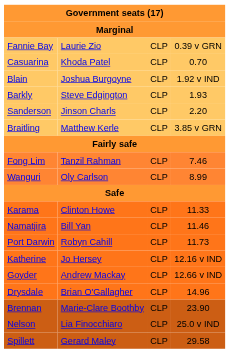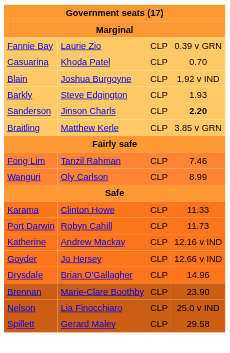(198, 111) normal -> (198, 111) bold
- row: (27, 226)
(81, 259) Jo Hersey -> (93, 242) Andrew Mackay
(93, 275) Andrew Mackay -> (81, 259) Jo Hersey
